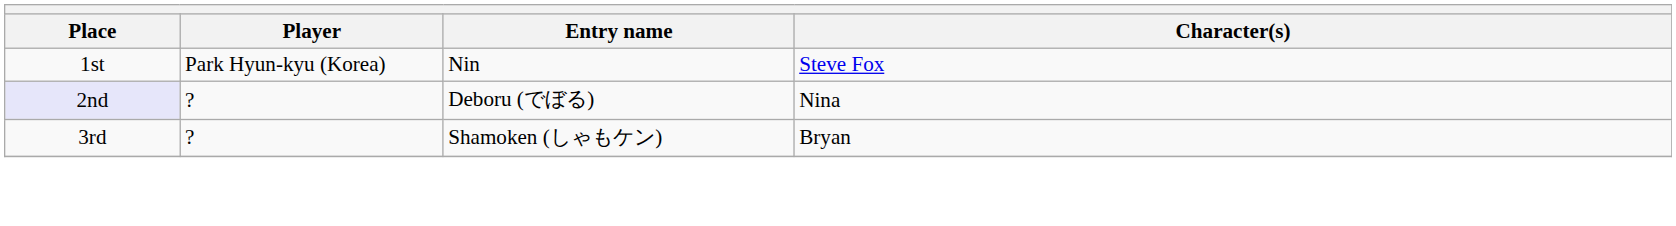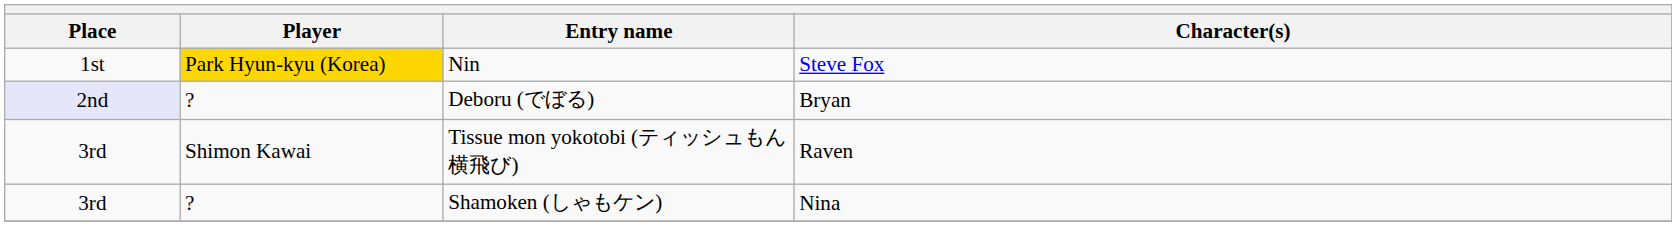(285, 64) no background -> (285, 64) gold background
(820, 99) Nina -> (825, 99) Bryan
+ row: (617, 150)
(825, 137) Bryan -> (820, 202) Nina
